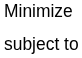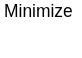- row: (41, 44)
